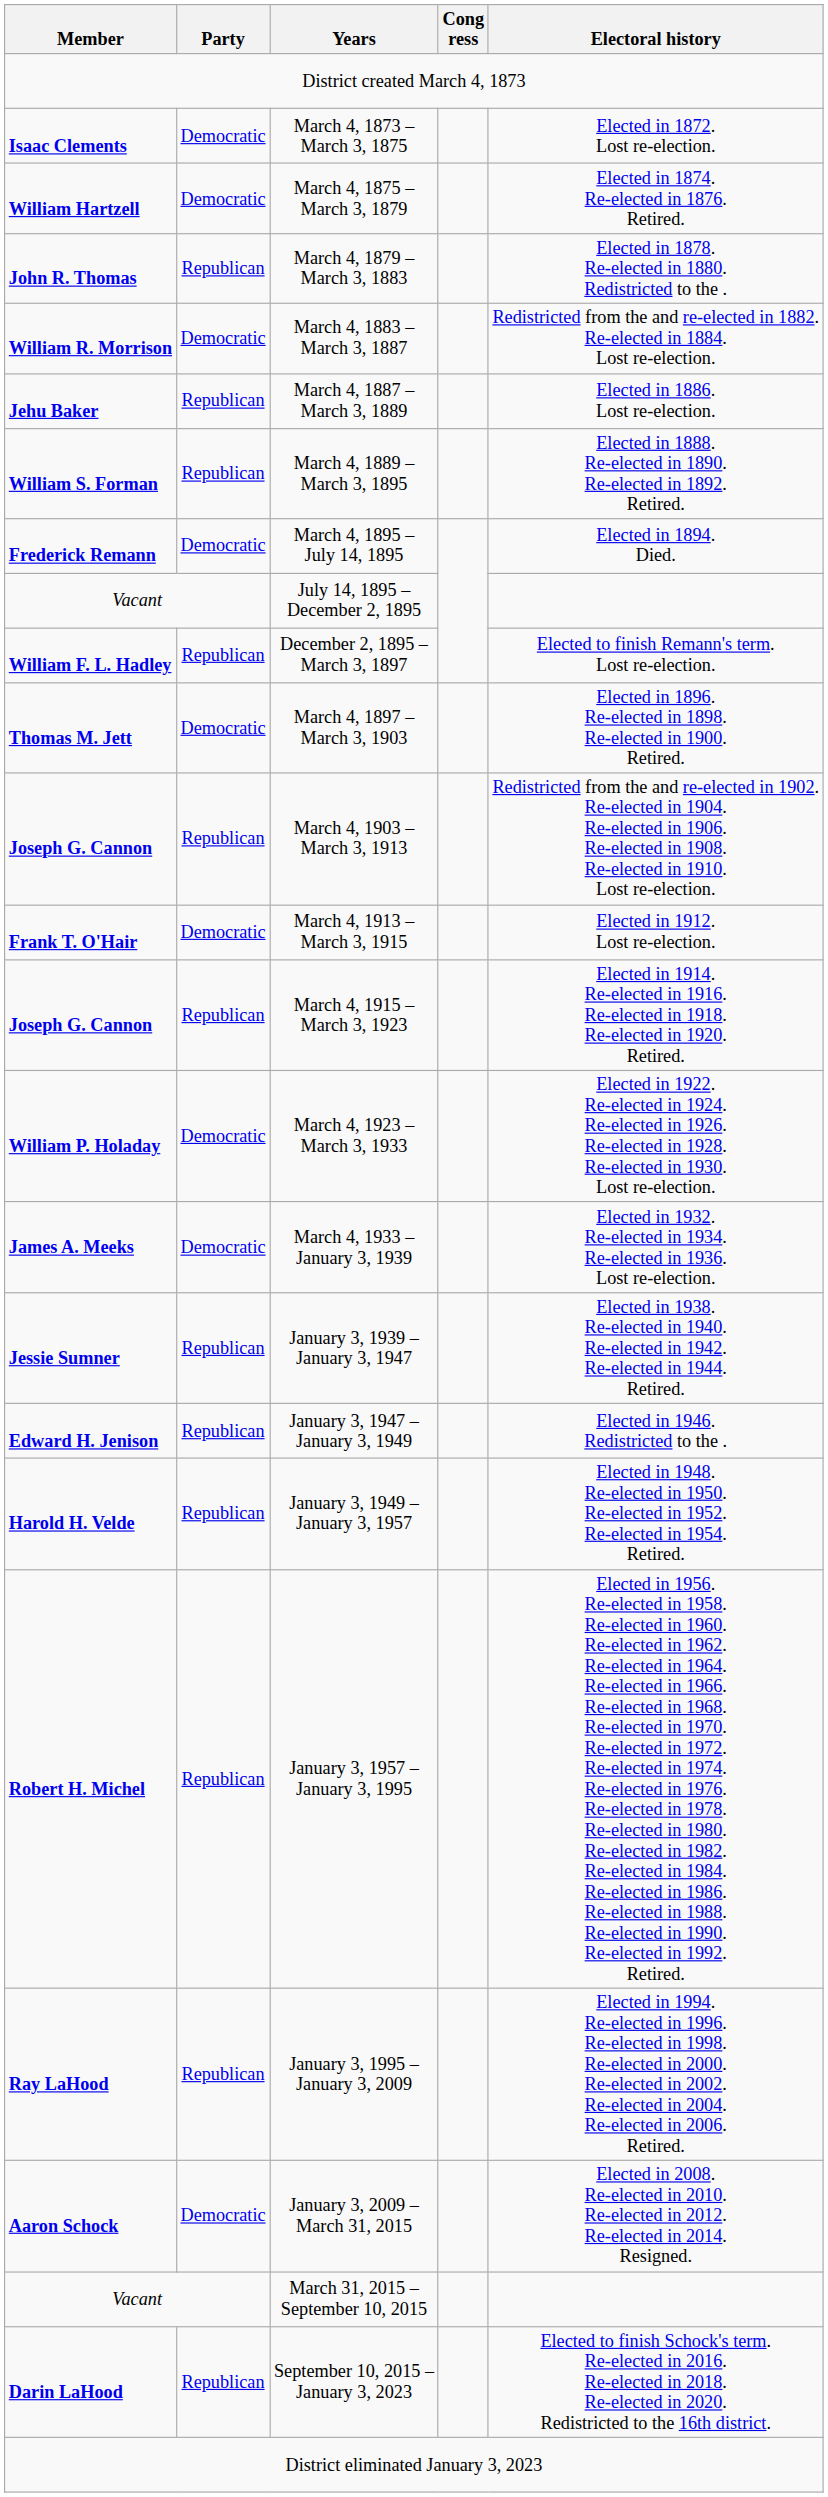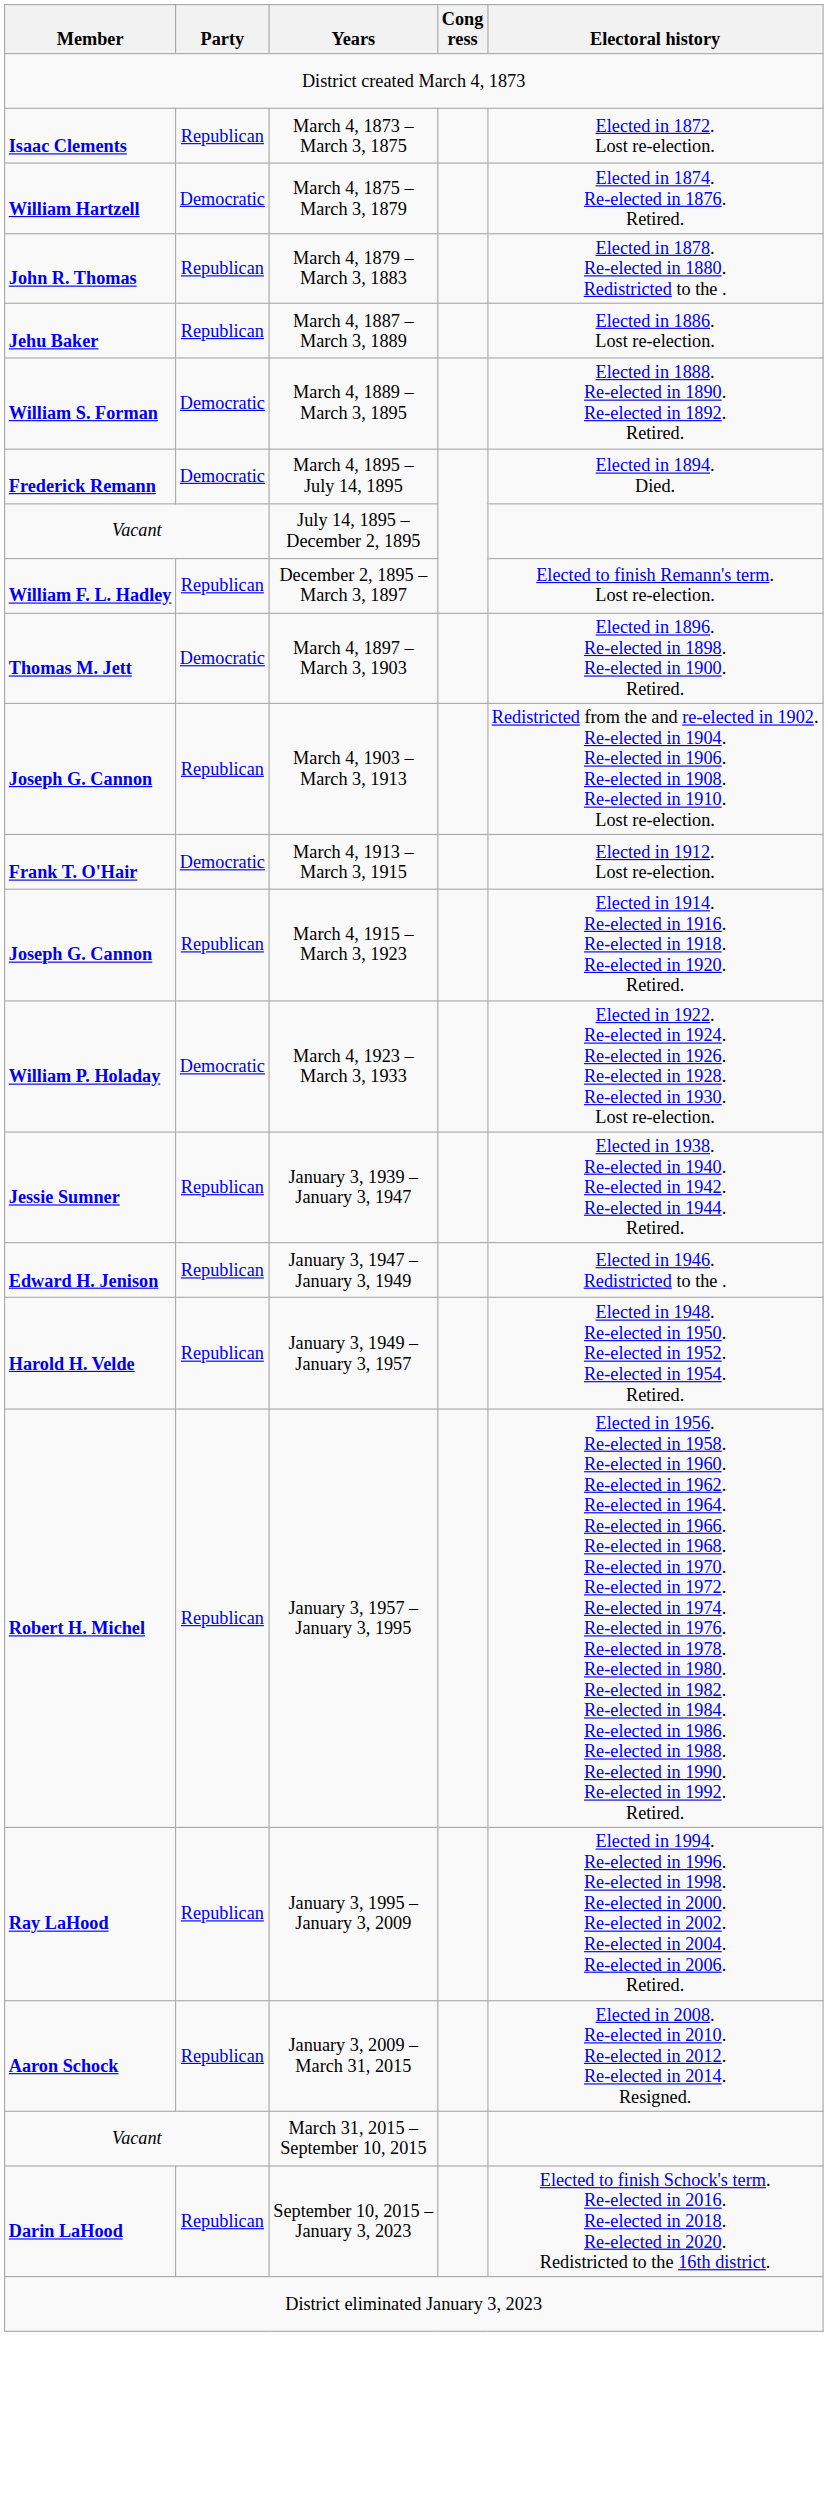(223, 136) Democratic -> (222, 136) Republican
- row: (354, 338)
(223, 473) Republican -> (222, 403) Democratic
- row: (354, 1247)
(223, 2216) Democratic -> (222, 2055) Republican
